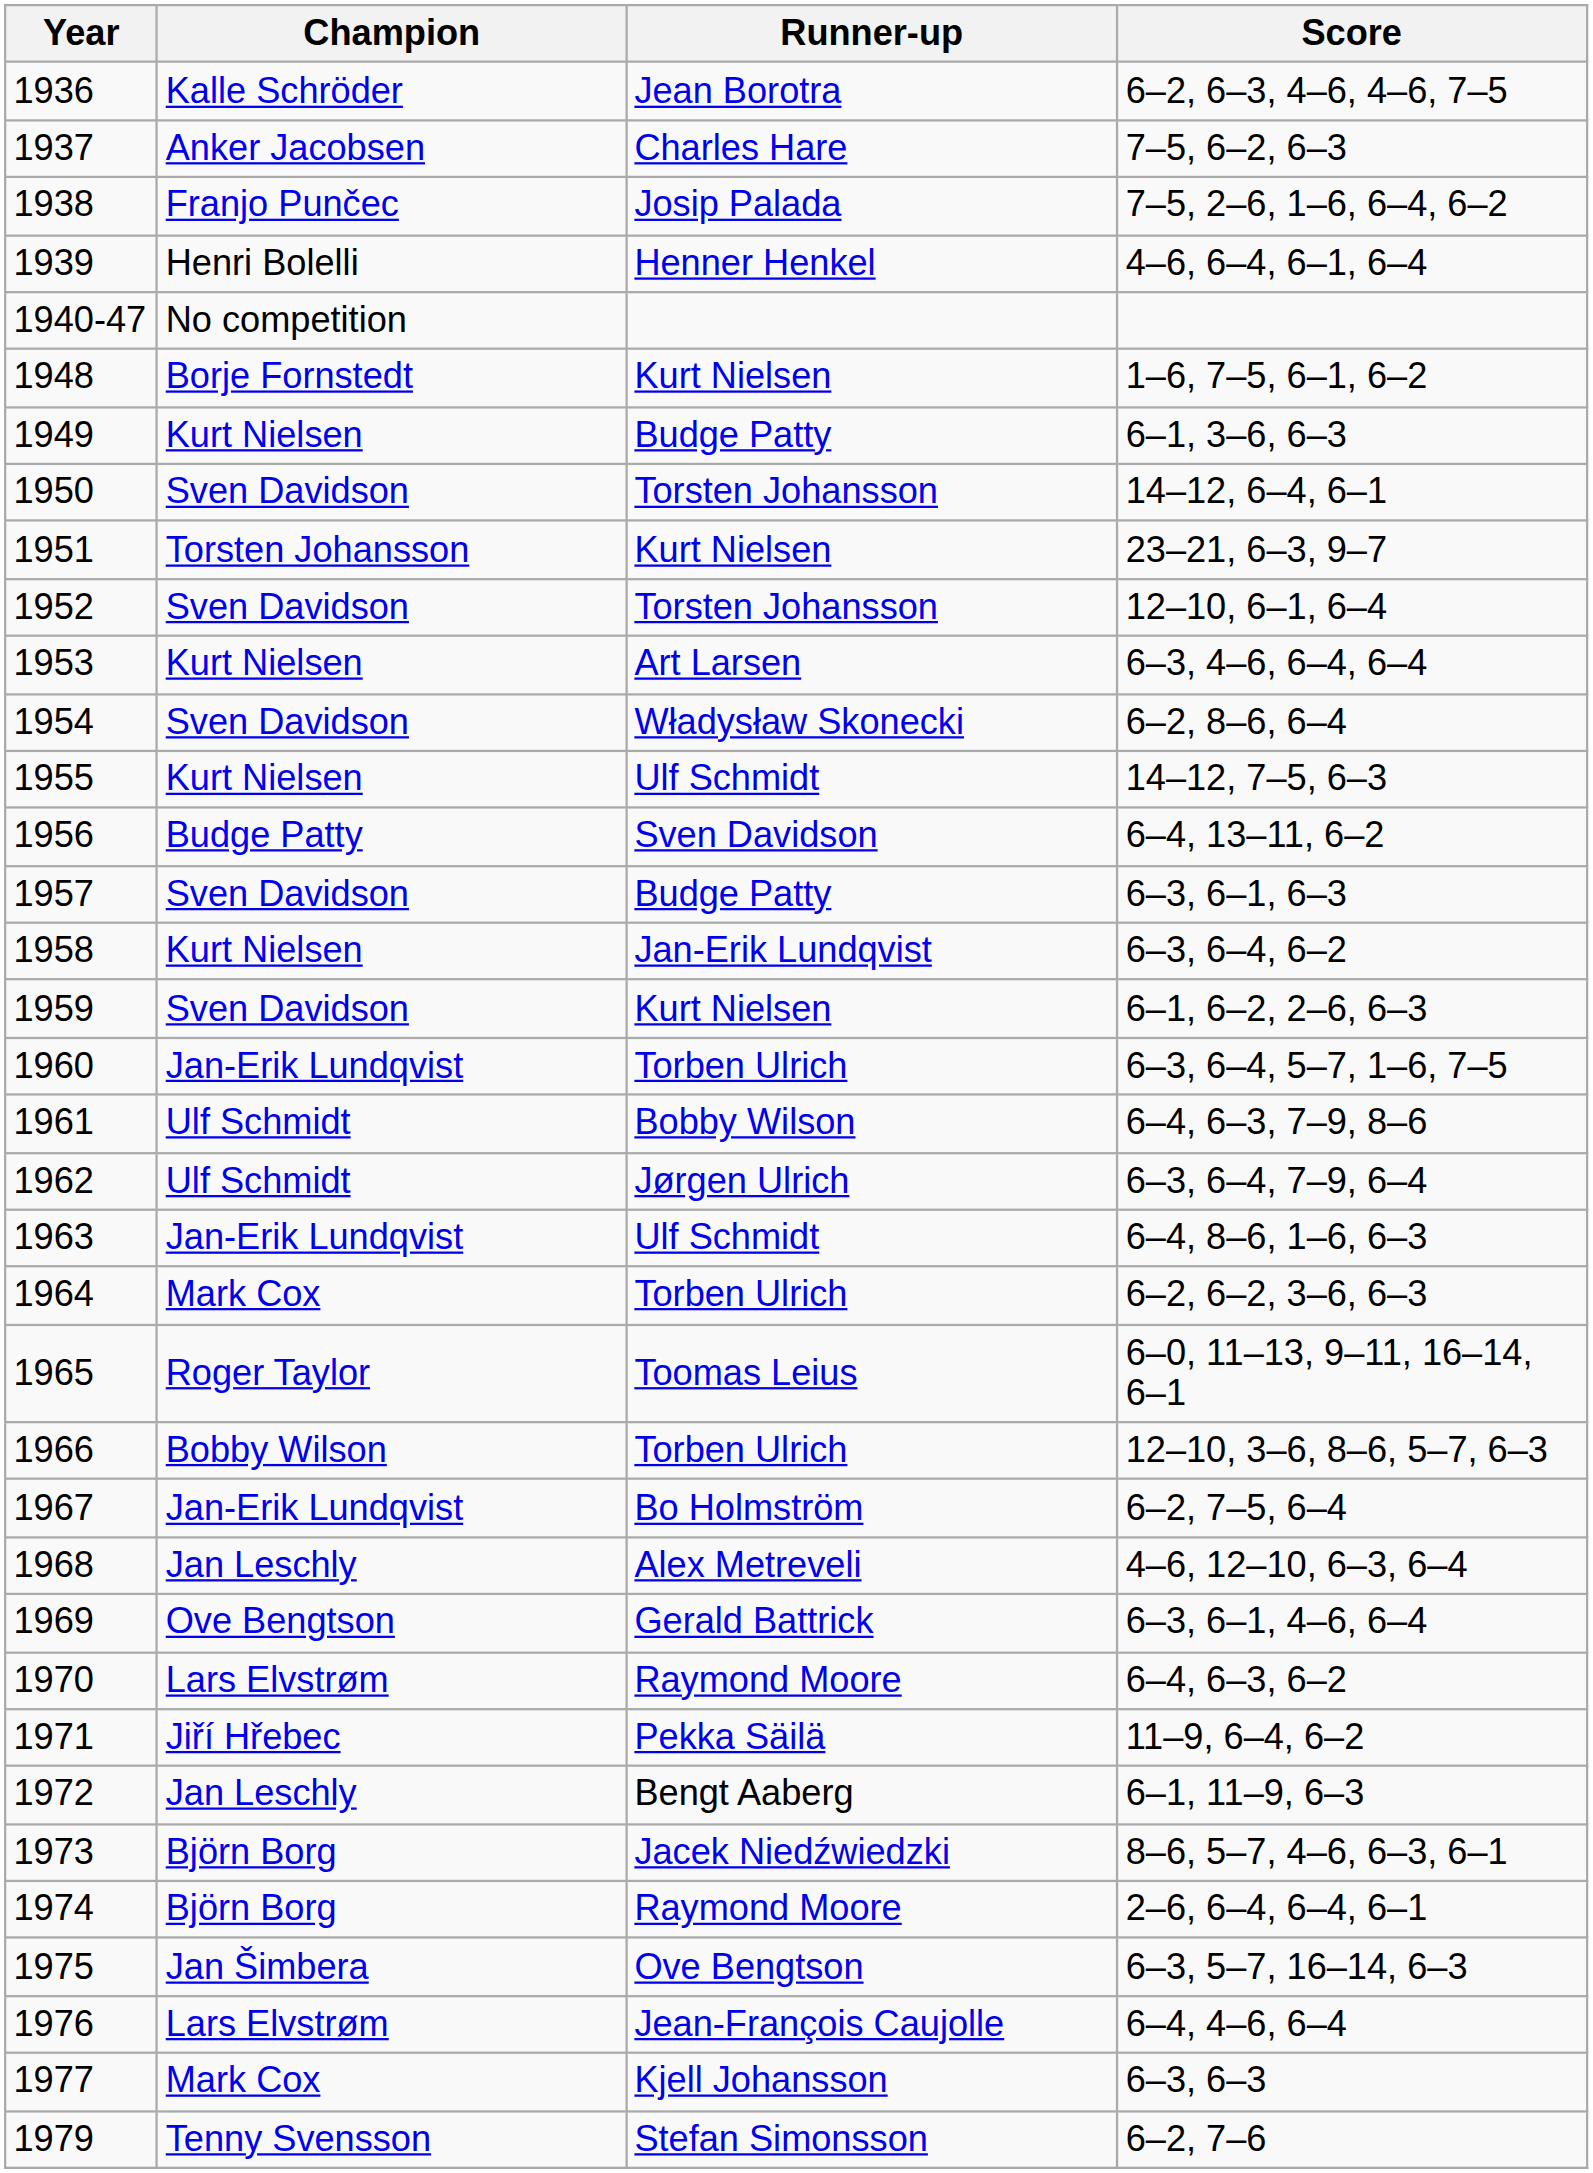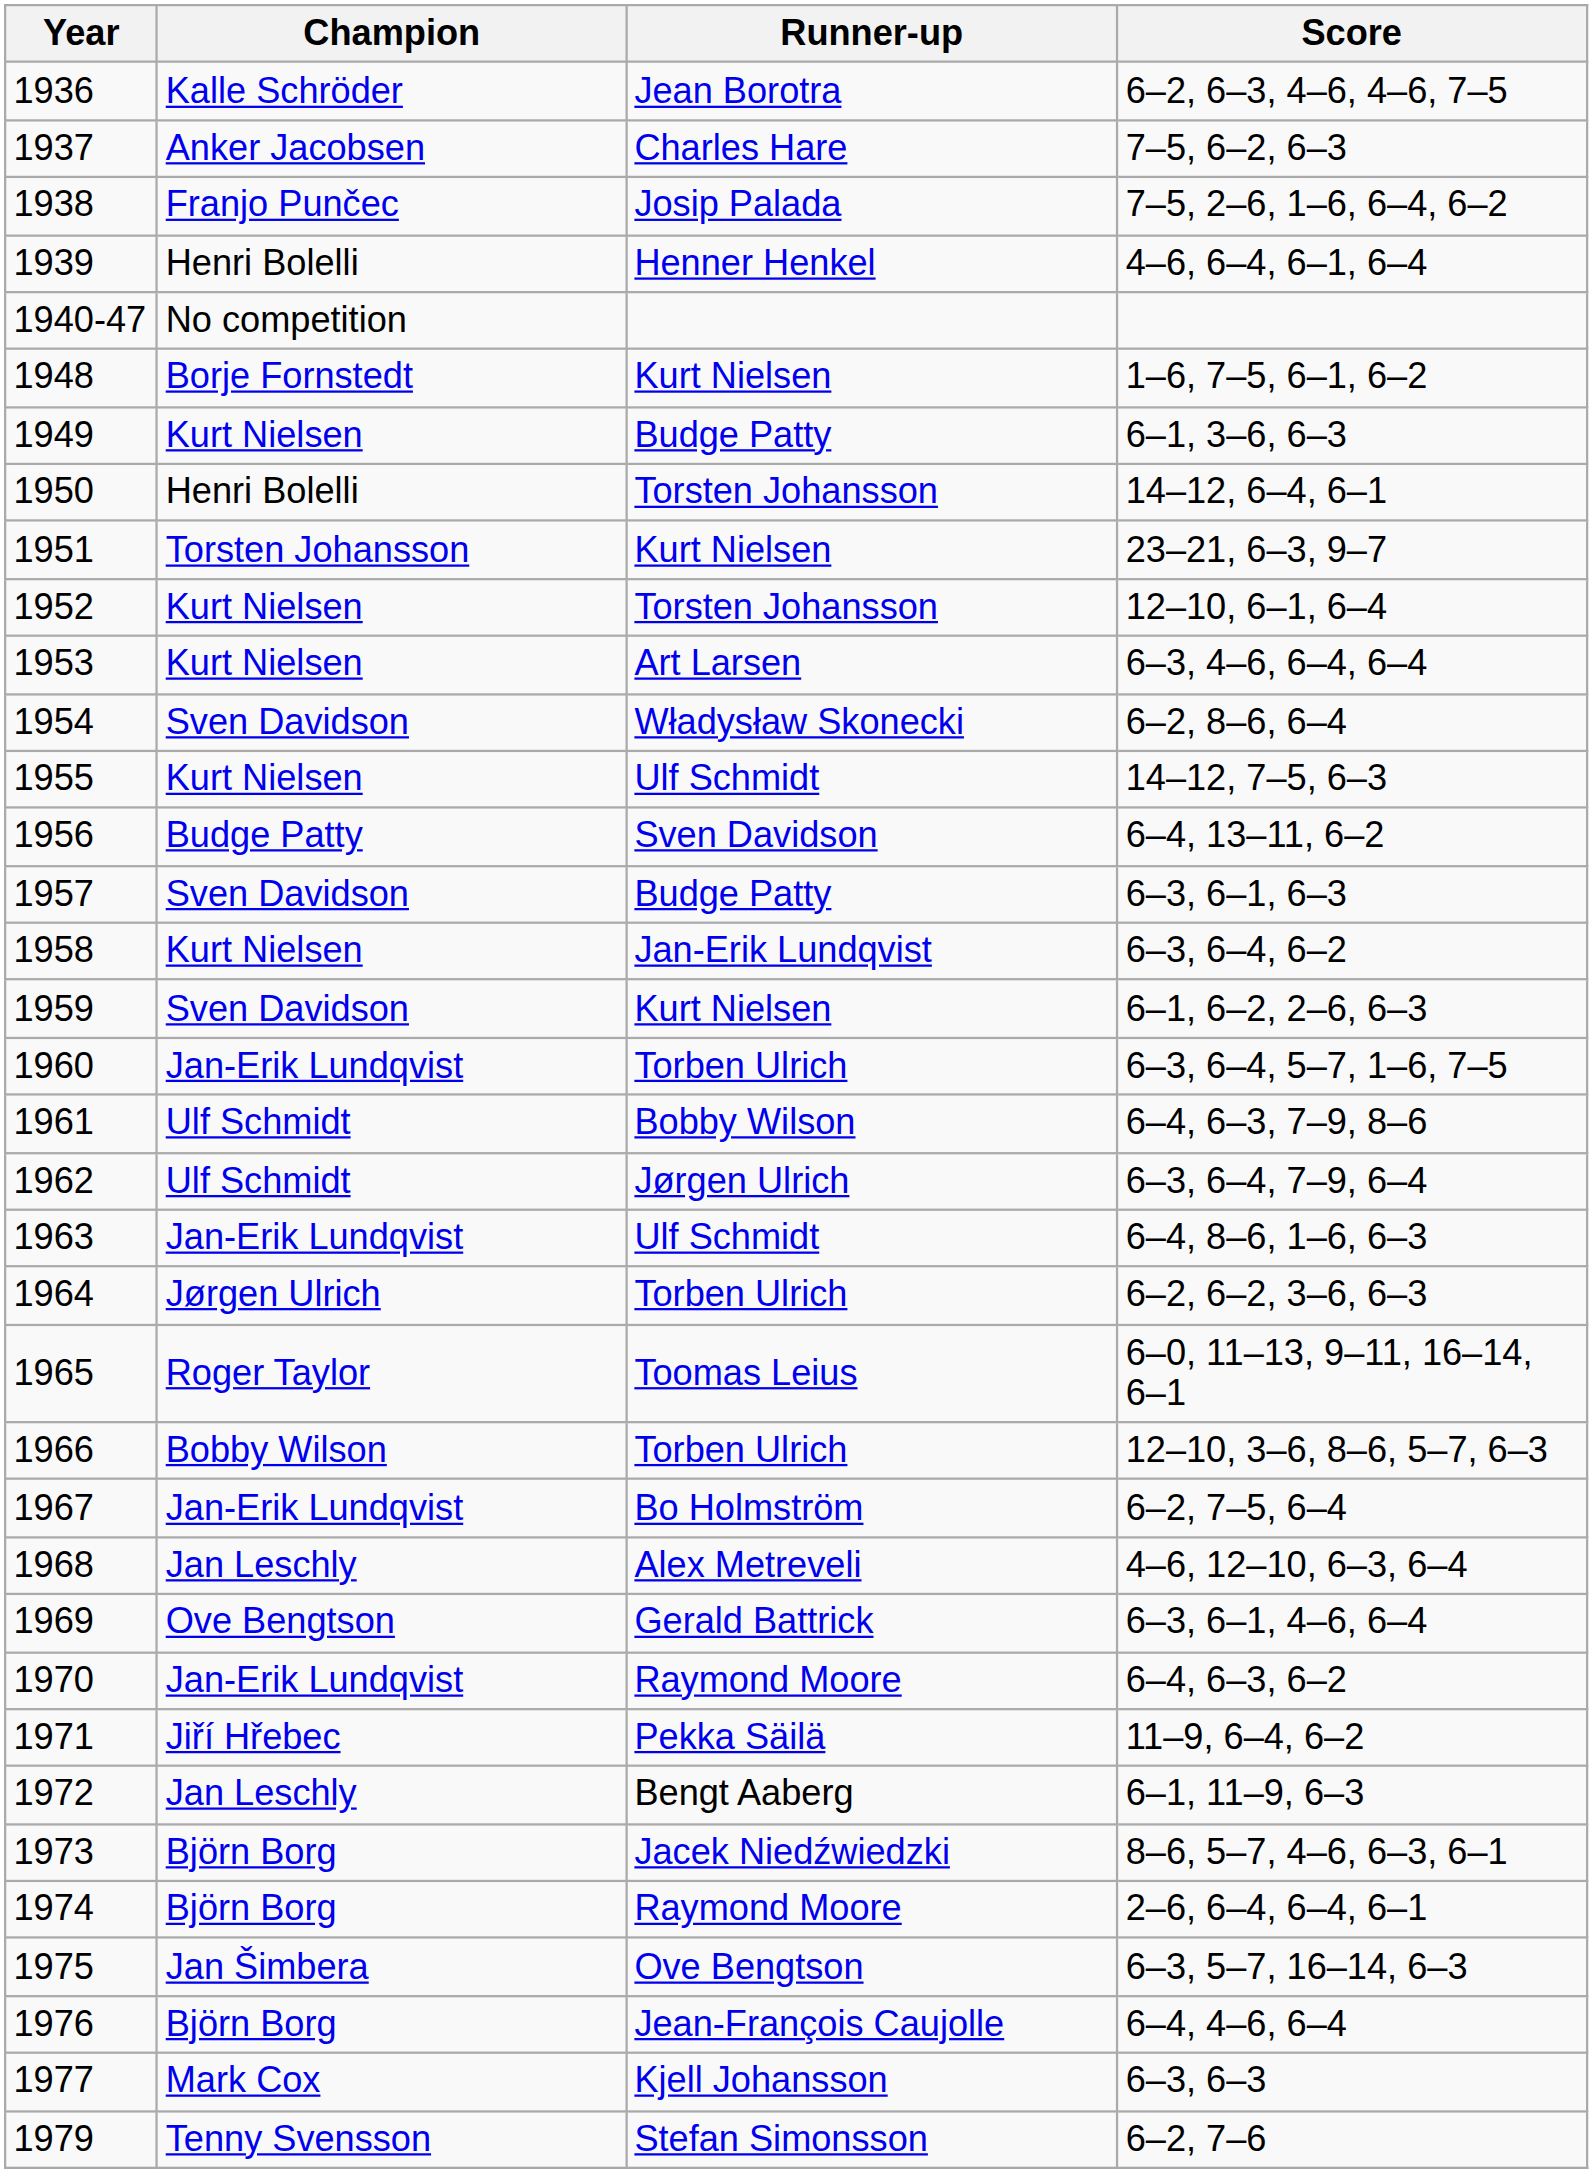(287, 491) Sven Davidson -> (262, 491) Henri Bolelli
(287, 606) Sven Davidson -> (264, 606) Kurt Nielsen
(243, 1294) Mark Cox -> (273, 1294) Jørgen Ulrich
(277, 1679) Lars Elvstrøm -> (314, 1679) Jan-Erik Lundqvist
(277, 2023) Lars Elvstrøm -> (251, 2023) Björn Borg
